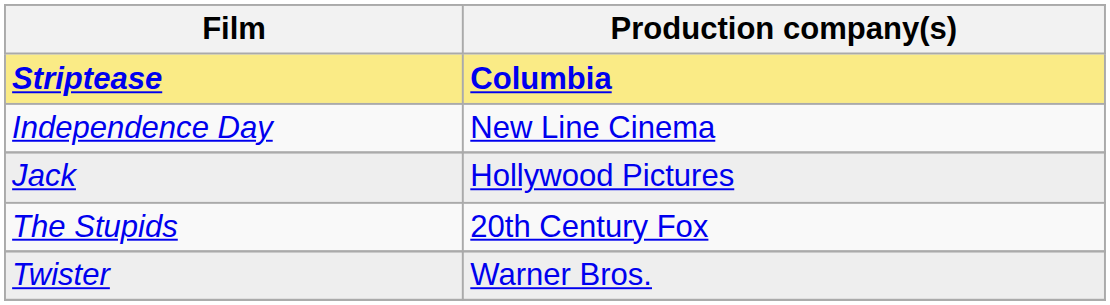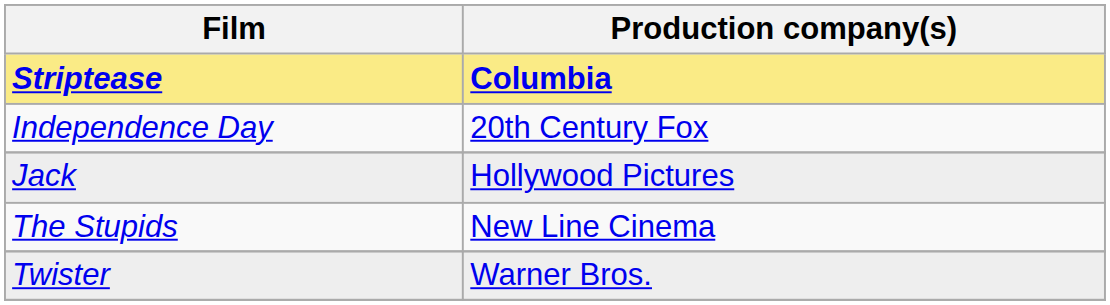(593, 127) New Line Cinema -> (589, 127) 20th Century Fox
(589, 226) 20th Century Fox -> (593, 226) New Line Cinema
